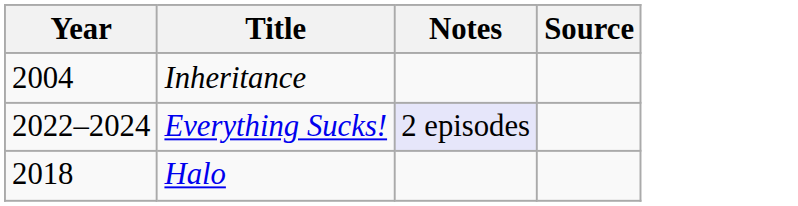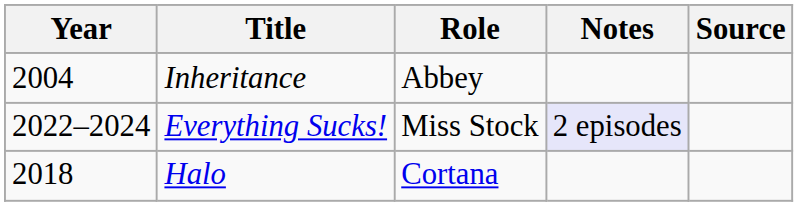+ column: (470, 28)
